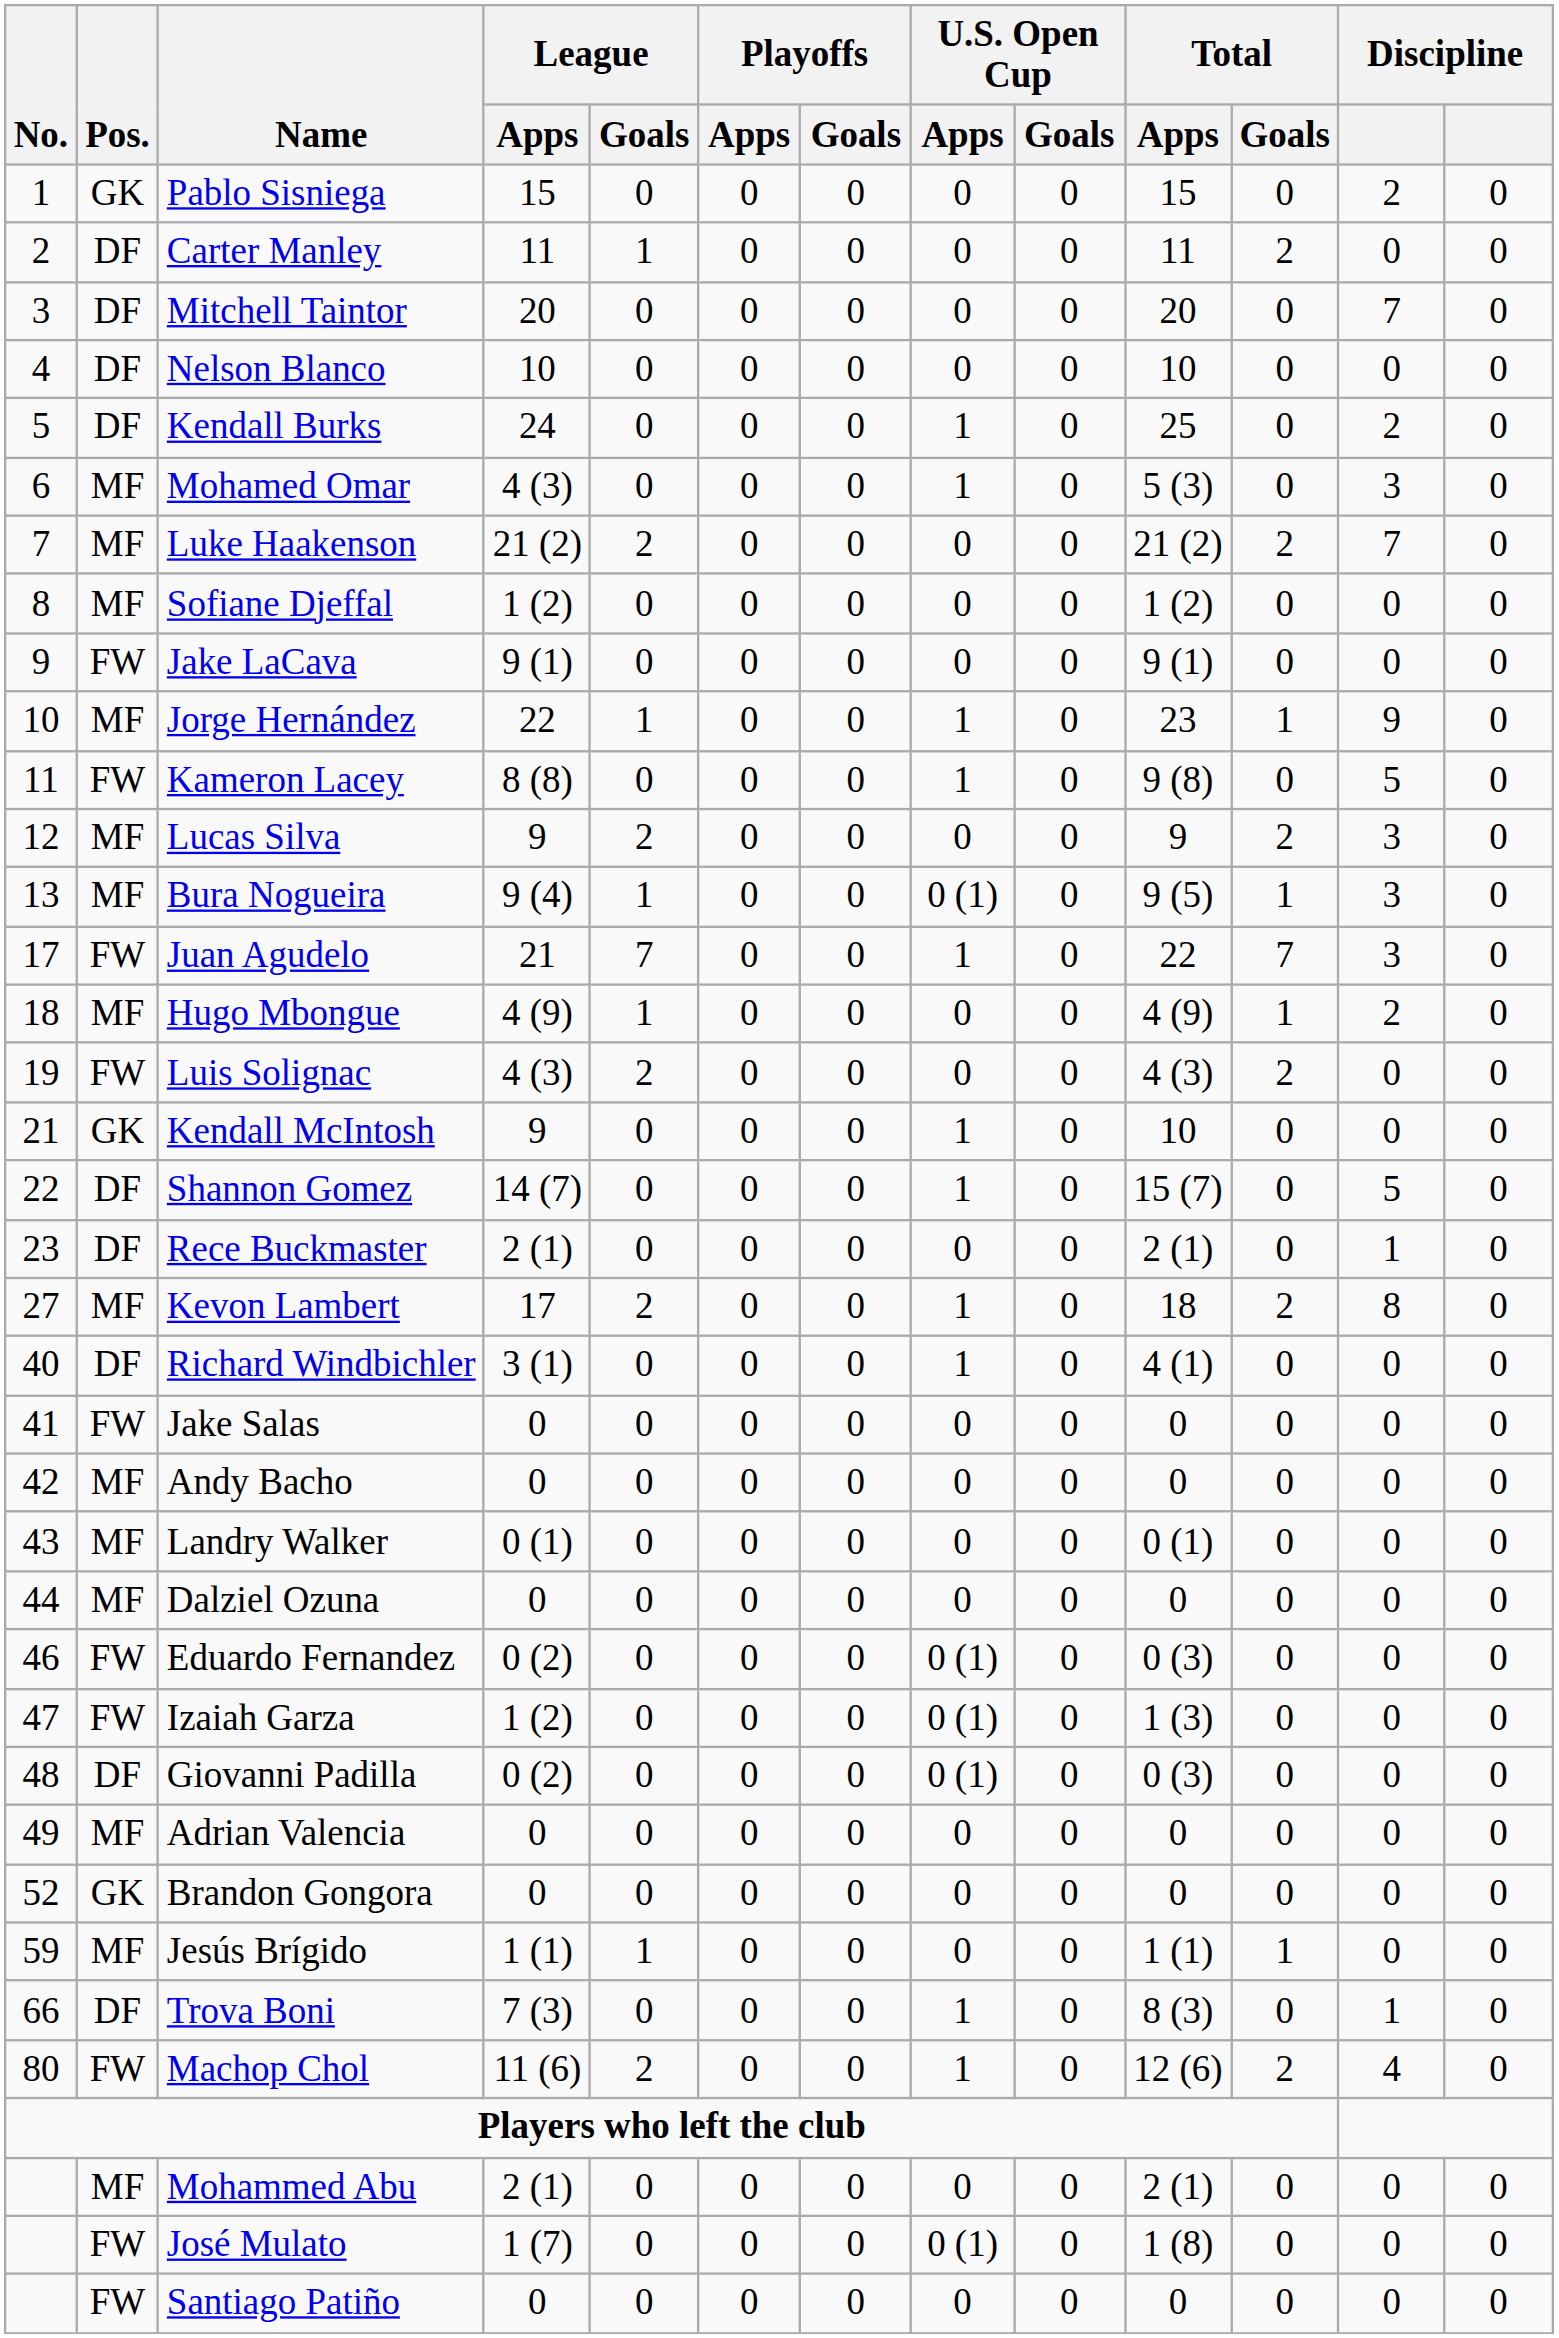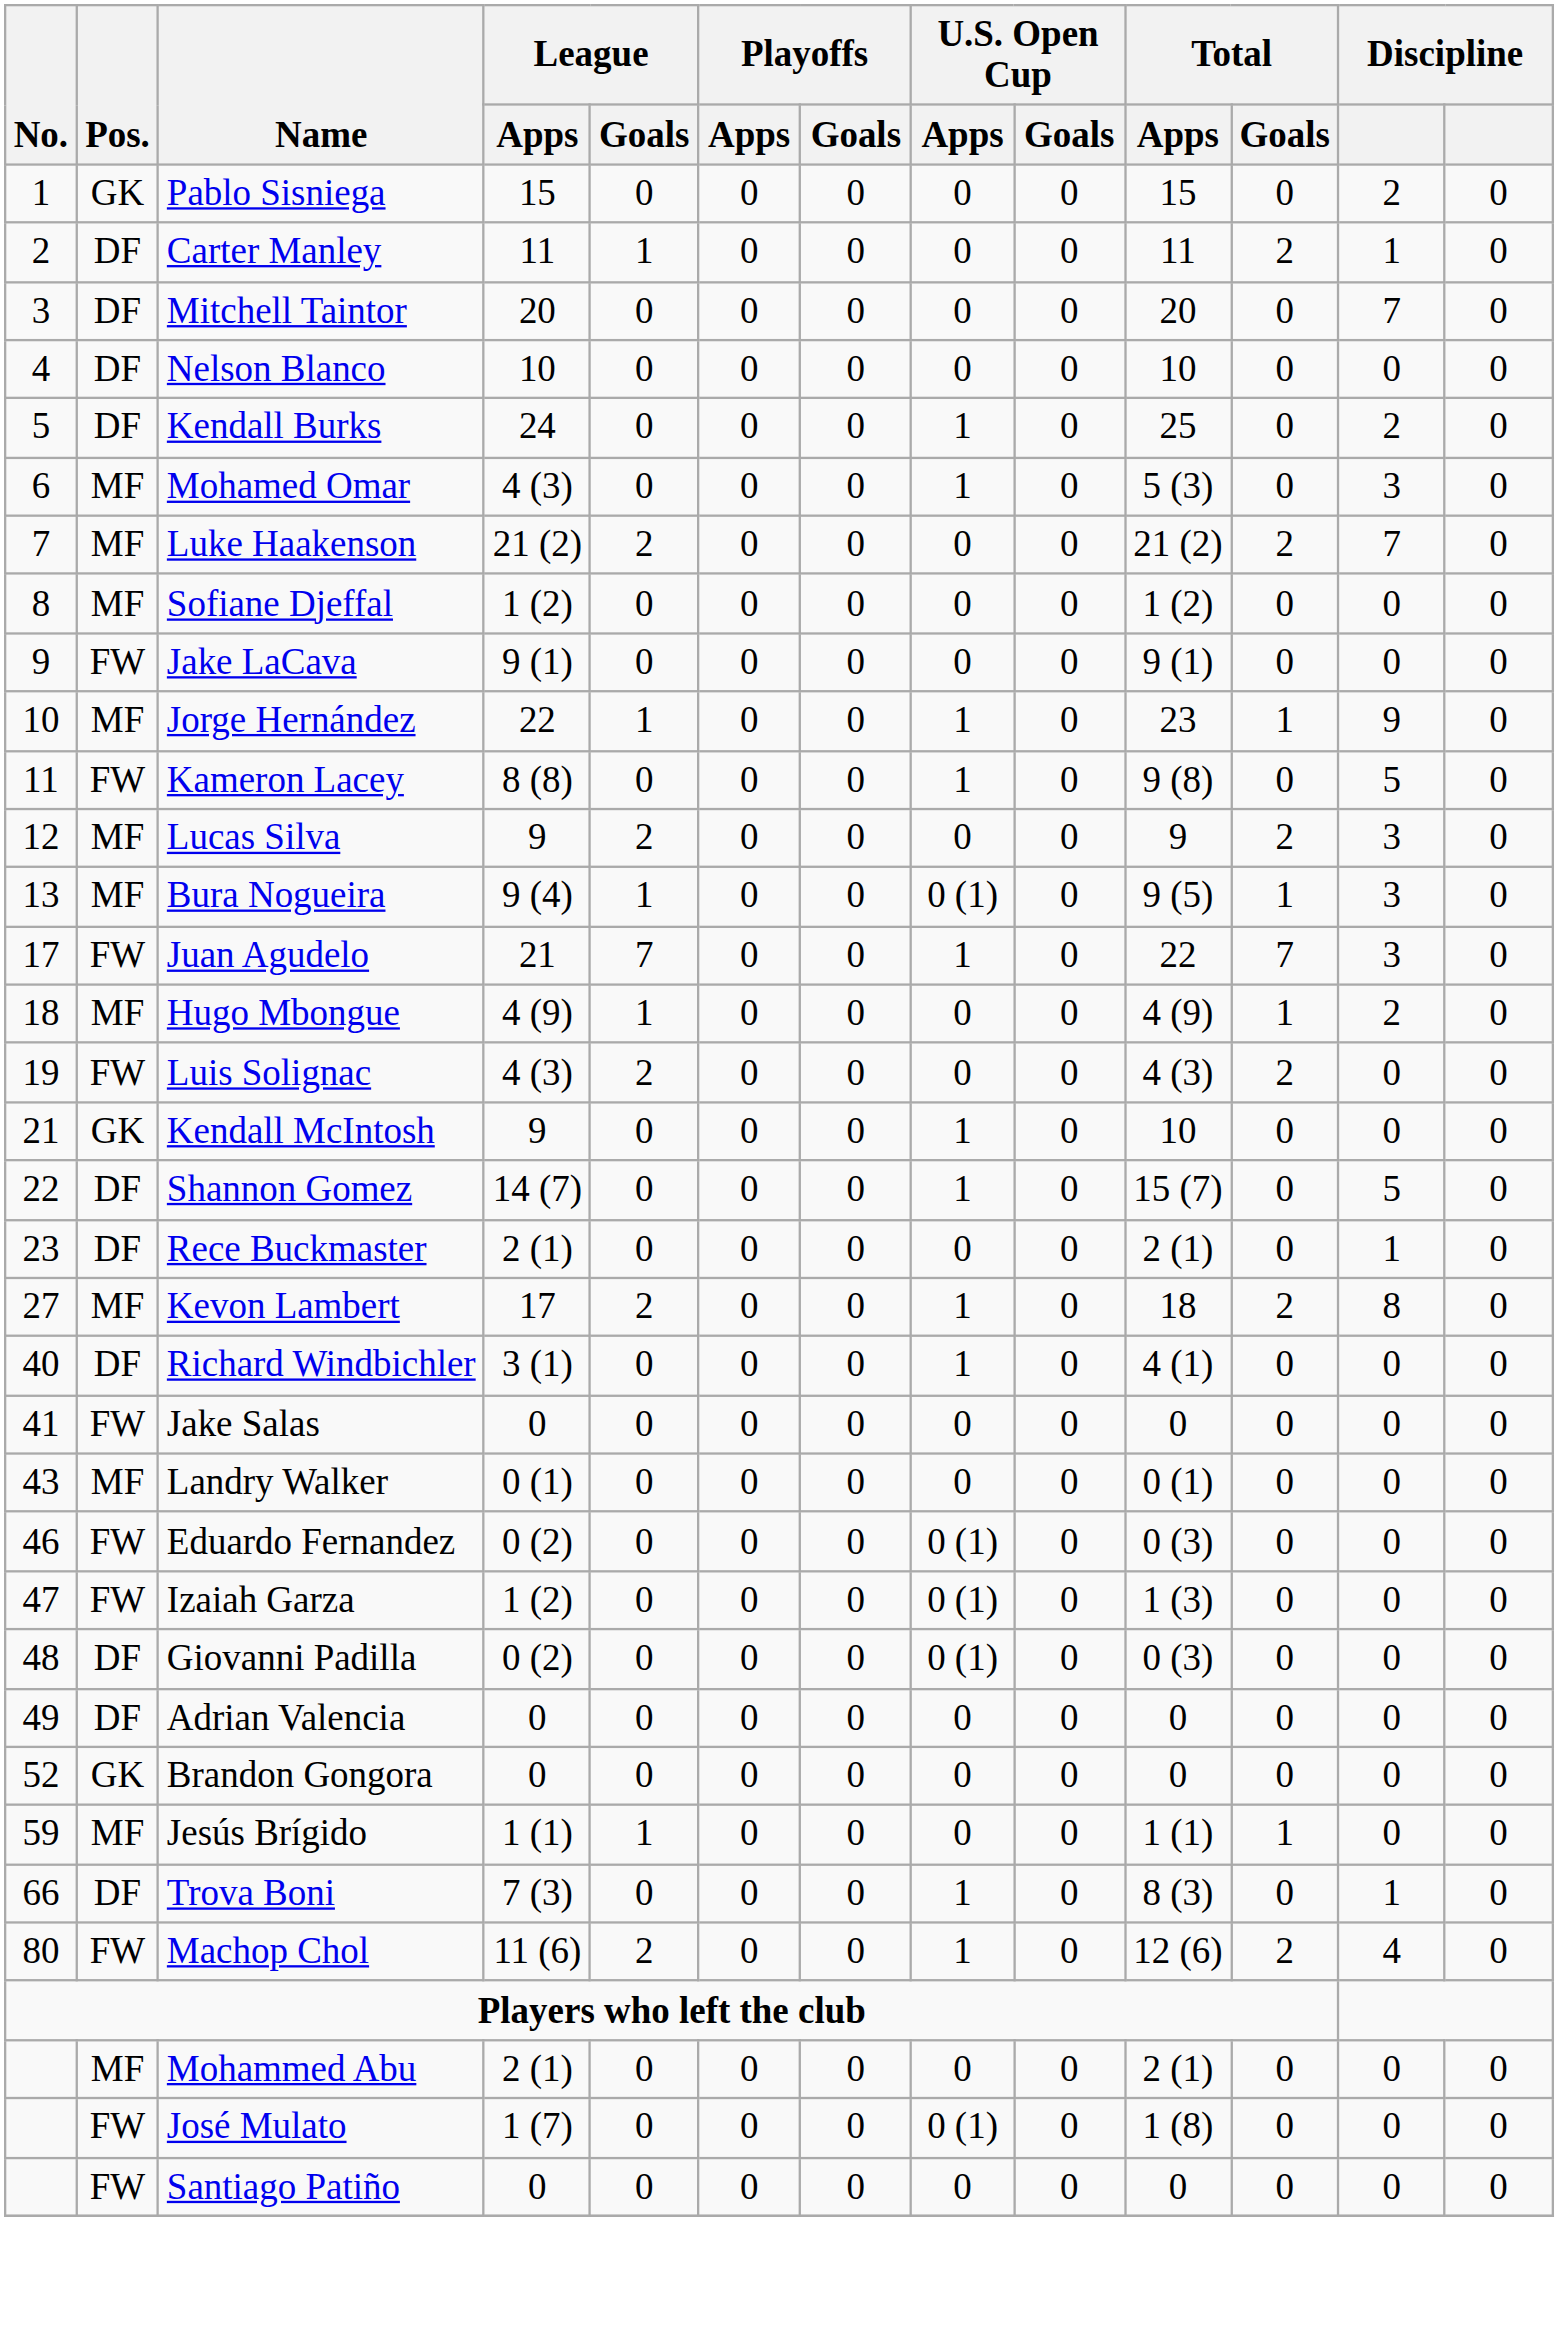(1392, 251) 0 -> (1392, 251) 1
- row: (260, 1482)
- row: (273, 1599)
(117, 1833) MF -> (117, 1716) DF
